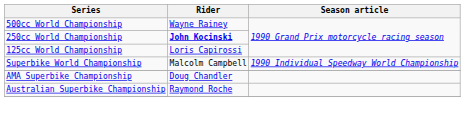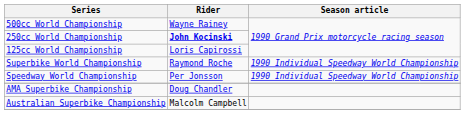(208, 64) Malcolm Campbell -> (201, 64) Raymond Roche
+ row: (71, 77)
(201, 90) Raymond Roche -> (208, 103) Malcolm Campbell
